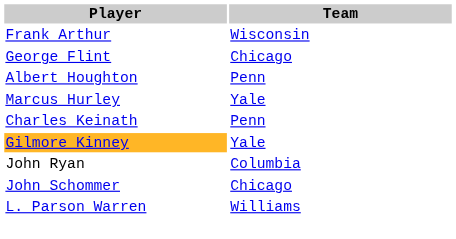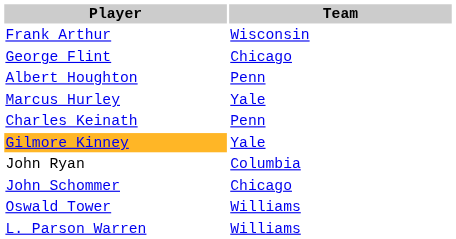+ row: (58, 207)
